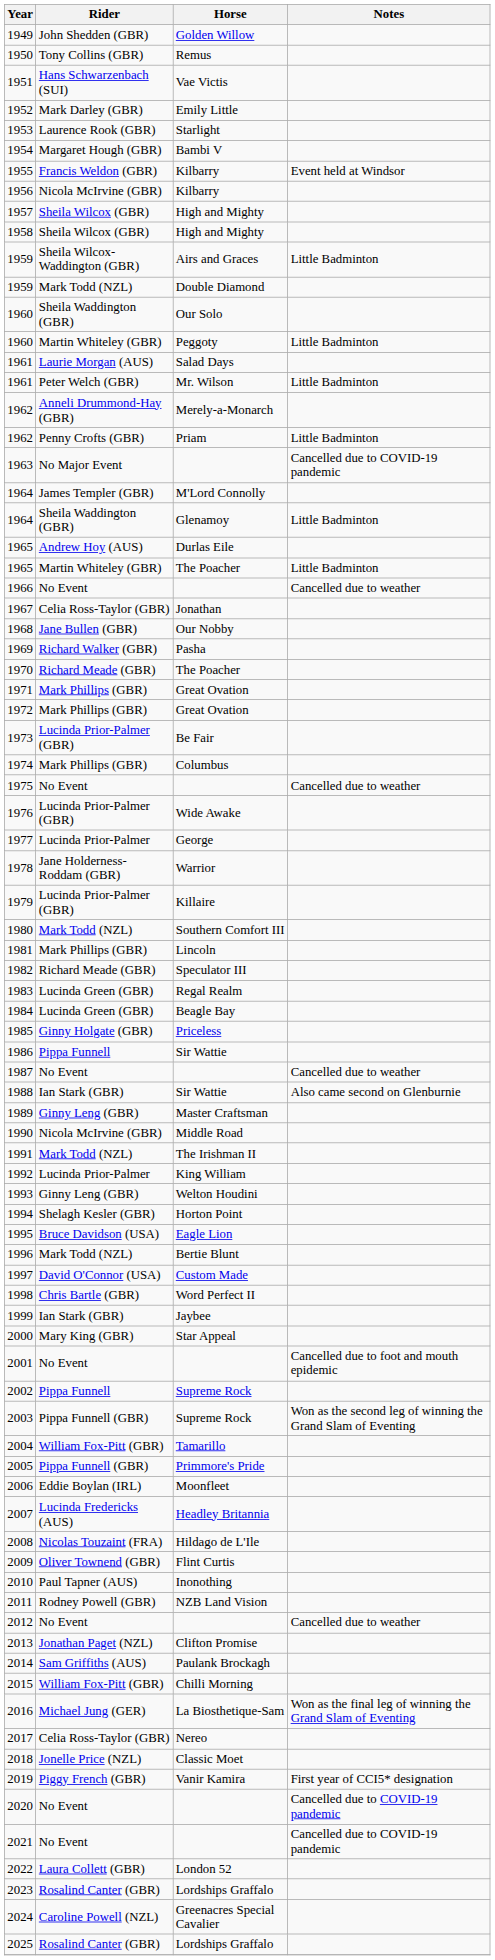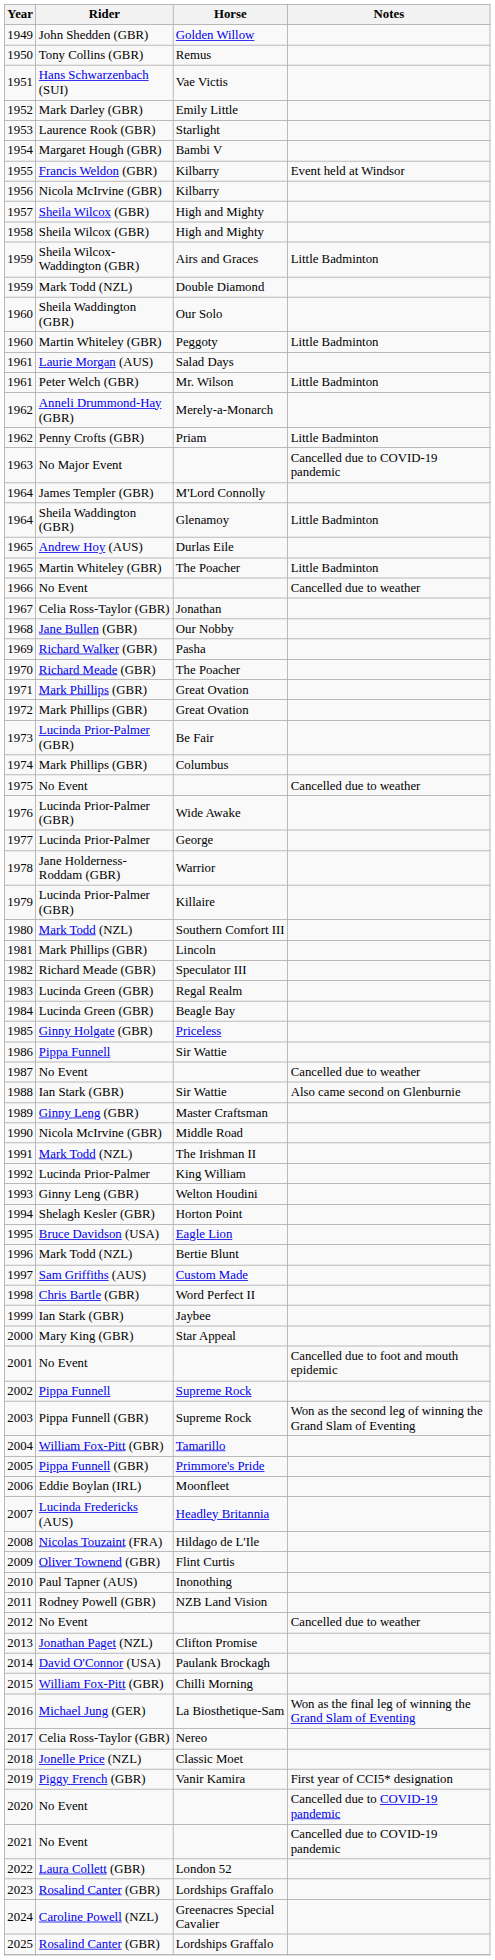(100, 1275) David O'Connor (USA) -> (92, 1275) Sam Griffiths (AUS)
(92, 1663) Sam Griffiths (AUS) -> (100, 1663) David O'Connor (USA)
